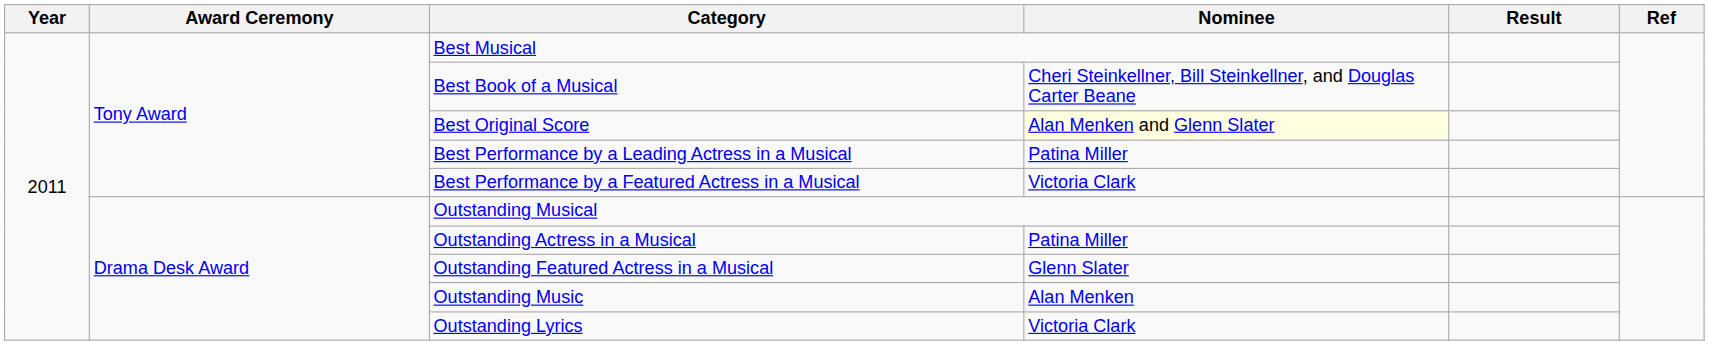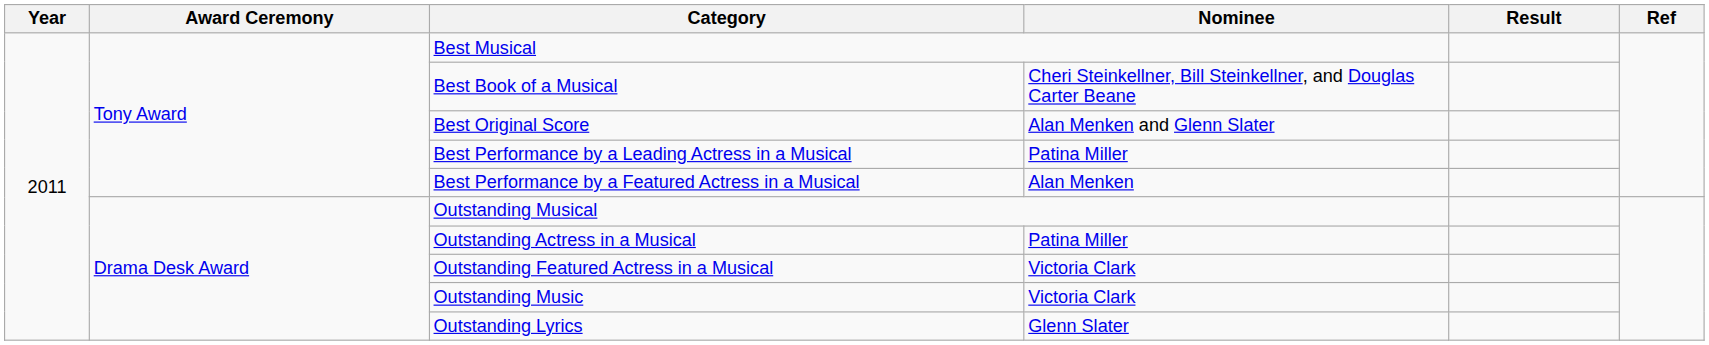(1151, 125) lightyellow background -> (1151, 125) no background
(1082, 182) Victoria Clark -> (1081, 182) Alan Menken
(1079, 268) Glenn Slater -> (1082, 268) Victoria Clark
(1081, 297) Alan Menken -> (1082, 297) Victoria Clark
(1082, 325) Victoria Clark -> (1079, 325) Glenn Slater
